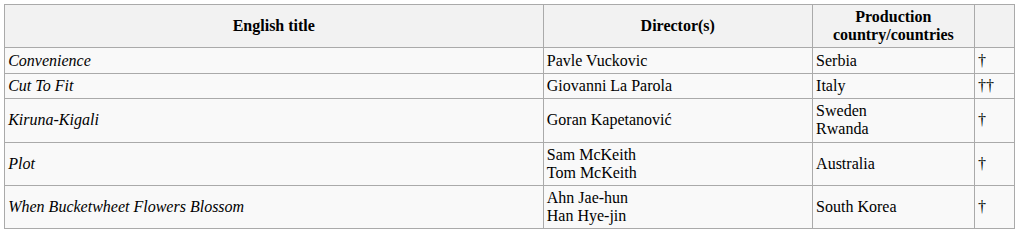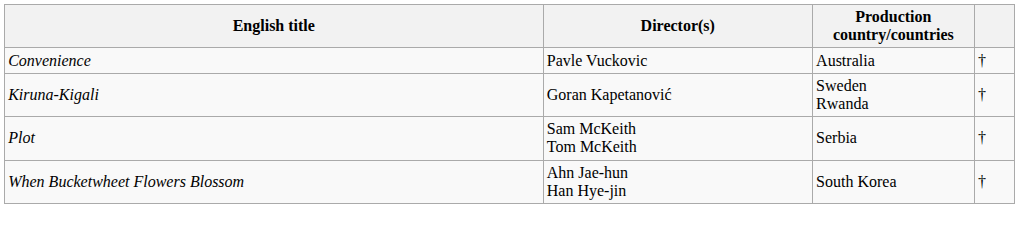(837, 60) Serbia -> (845, 60) Australia
- row: (41, 85)
(845, 163) Australia -> (837, 138) Serbia
